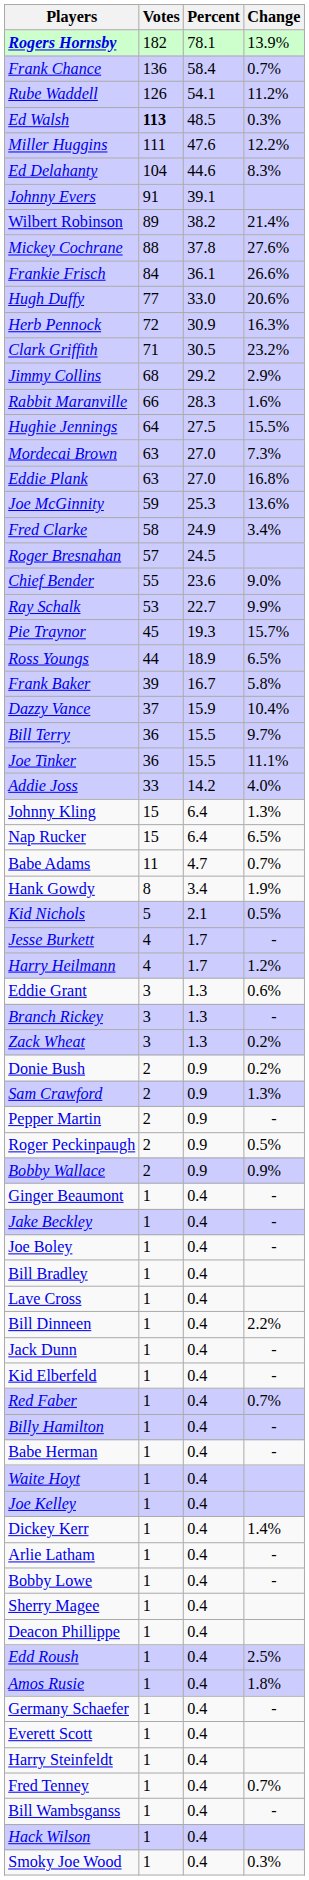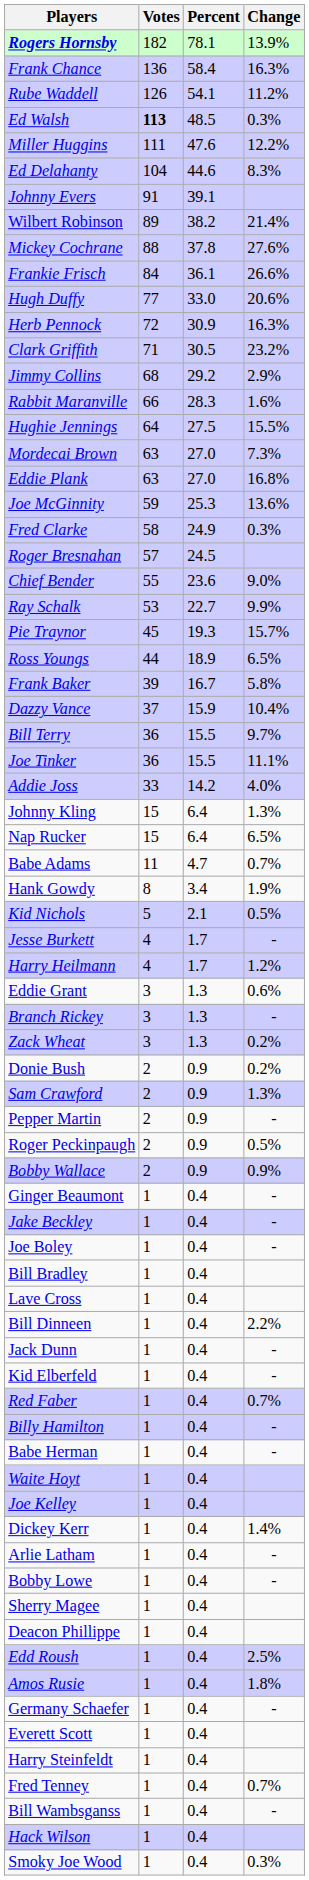(264, 68) 0.7% -> (268, 68) 16.3%
(264, 529) 3.4% -> (264, 529) 0.3%
